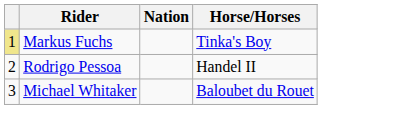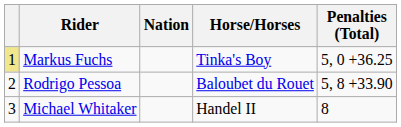+ column: (357, 25)
(226, 66) Handel II -> (255, 84) Baloubet du Rouet
(255, 91) Baloubet du Rouet -> (226, 109) Handel II
